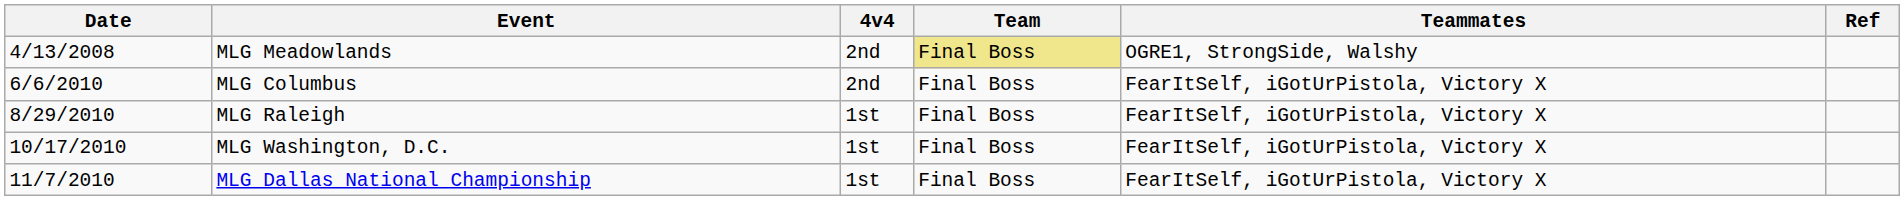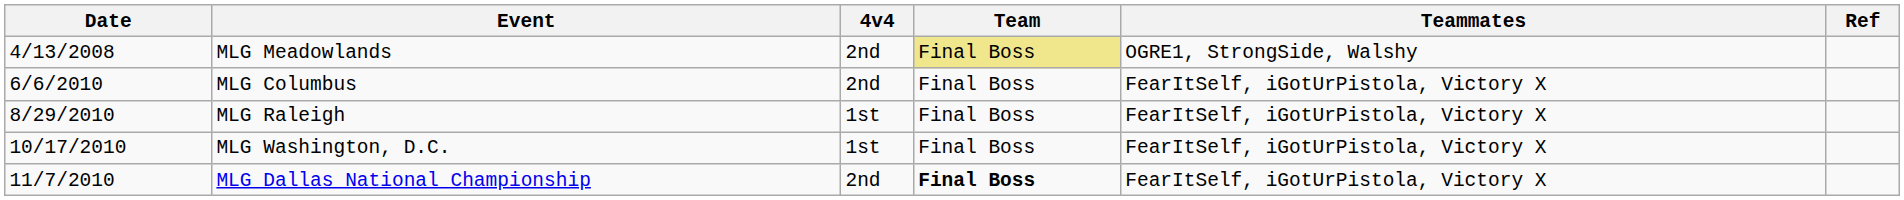(863, 180) 1st -> (863, 180) 2nd
(977, 180) normal -> (977, 180) bold
